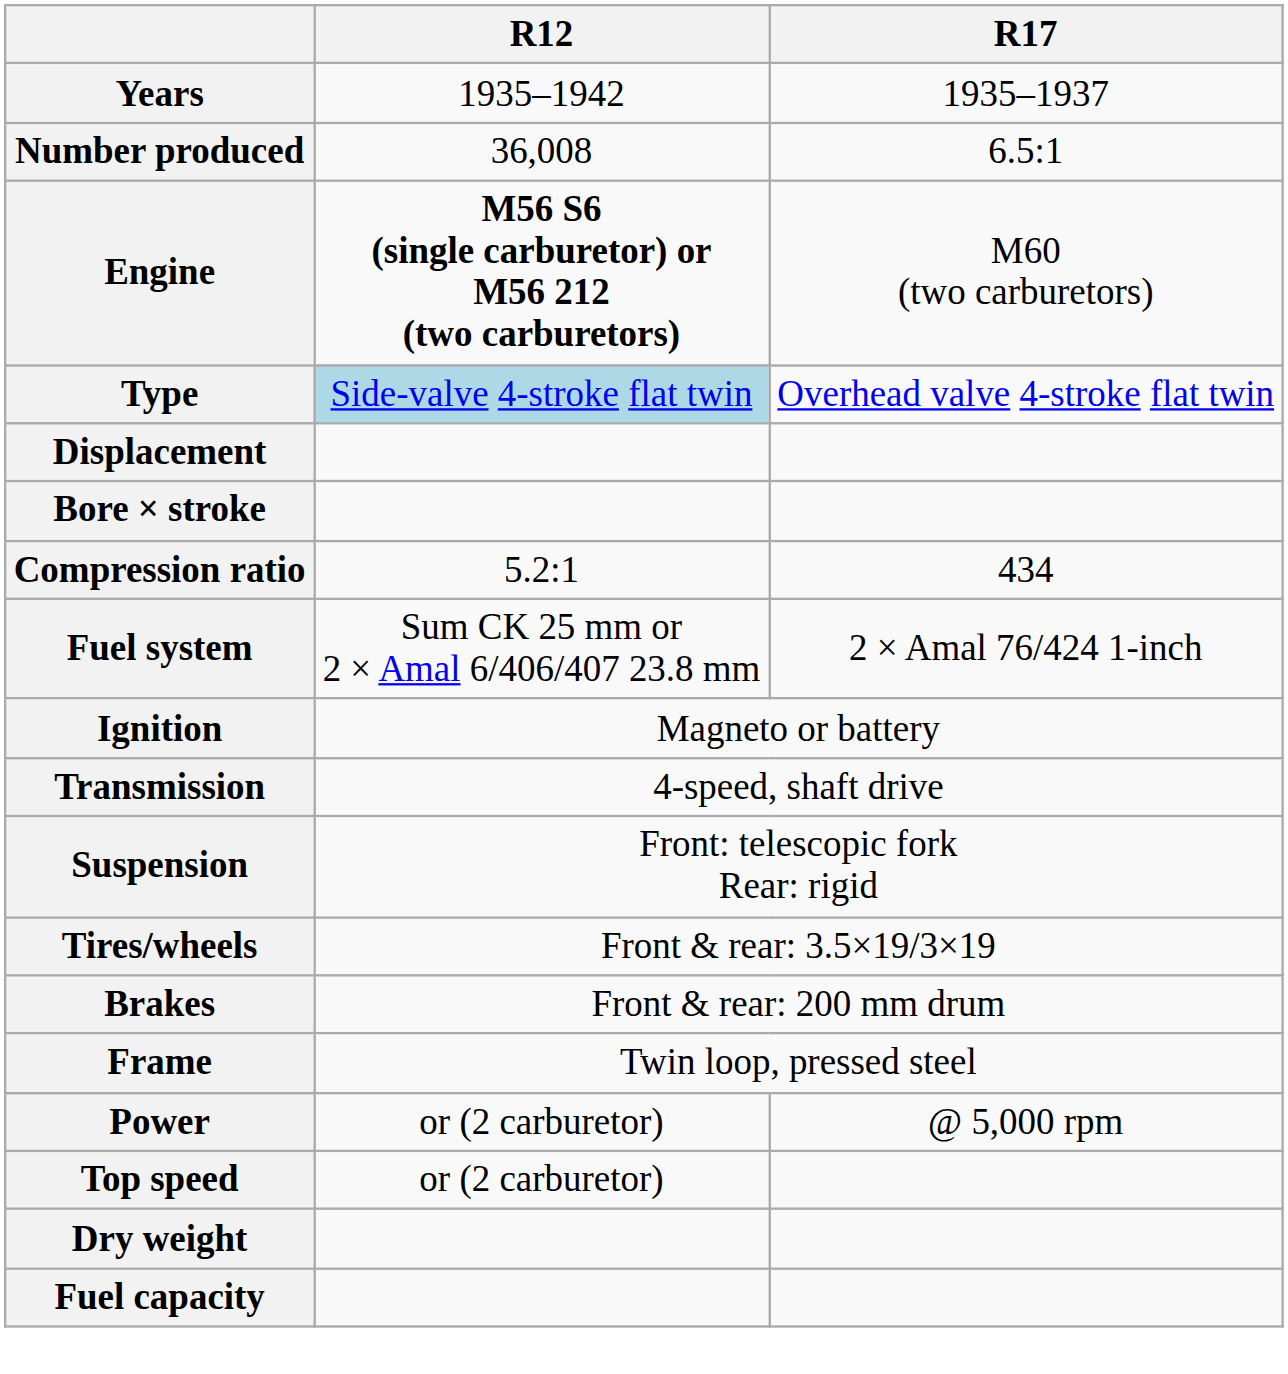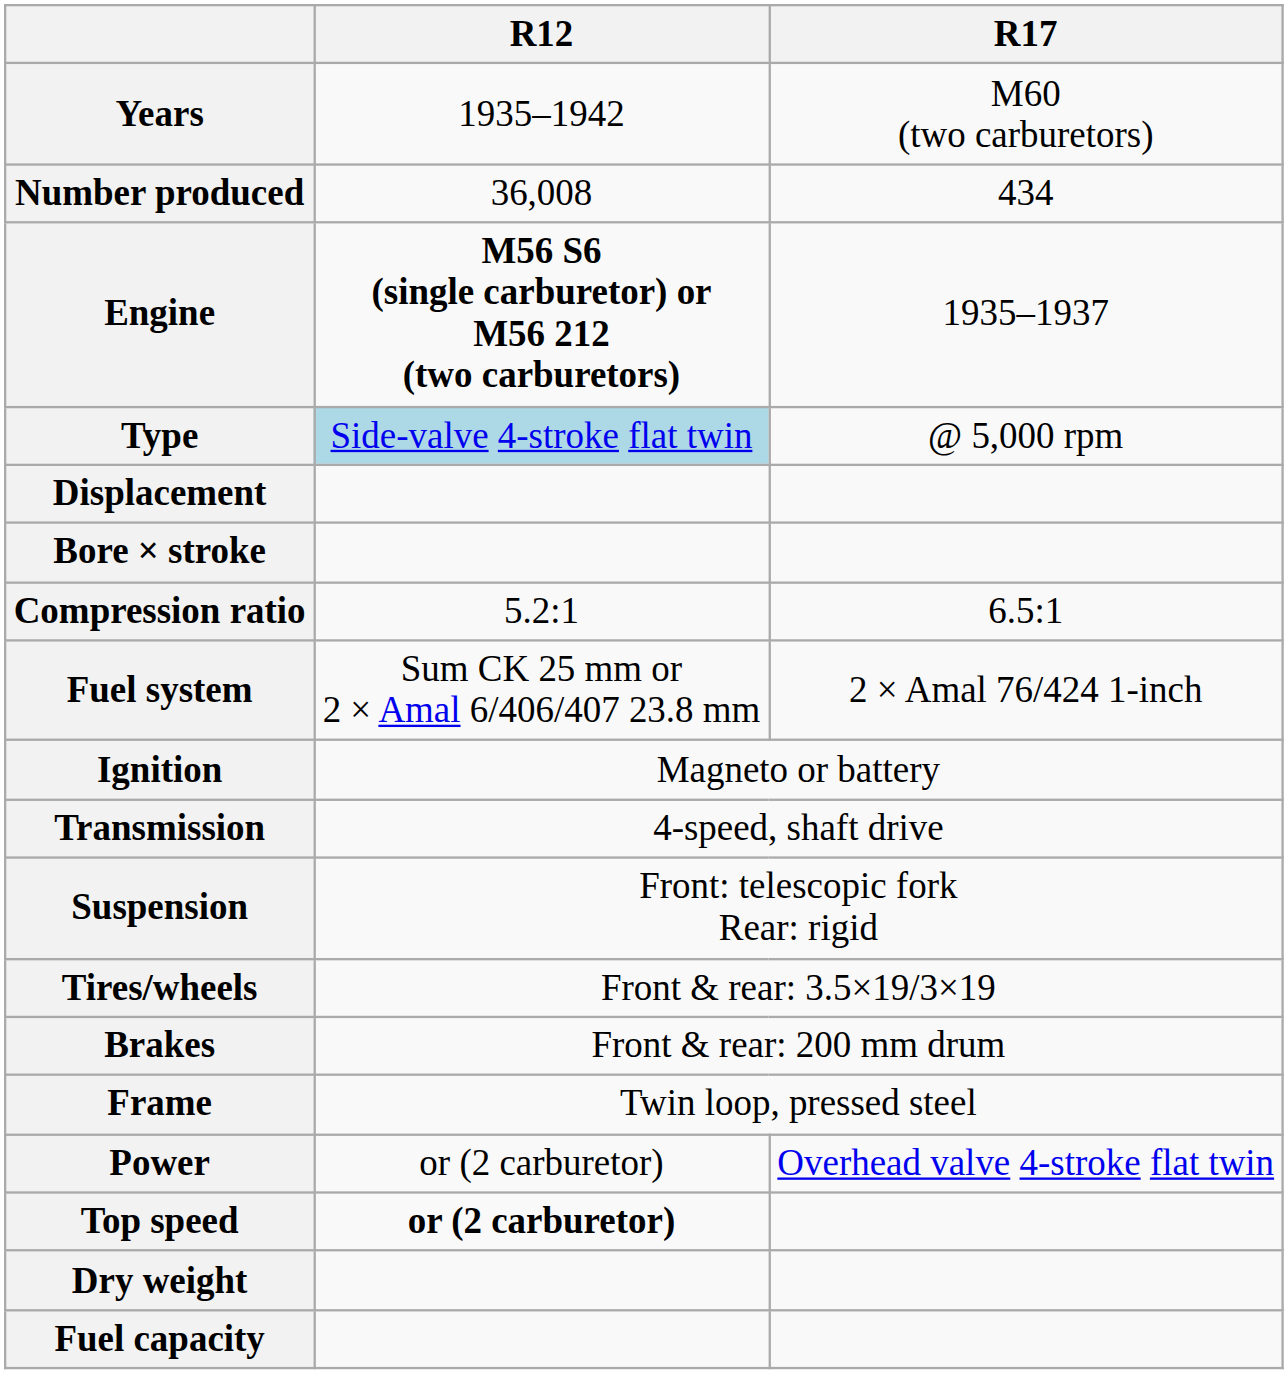(1026, 92) 1935–1937 -> (1026, 113) M60 (two carburetors)
(1026, 151) 6.5:1 -> (1026, 192) 434
(1026, 272) M60 (two carburetors) -> (1026, 313) 1935–1937
(1026, 393) Overhead valve 4-stroke flat twin -> (1026, 434) @ 5,000 rpm
(1026, 568) 434 -> (1026, 610) 6.5:1
(1026, 1120) @ 5,000 rpm -> (1026, 1162) Overhead valve 4-stroke flat twin
(541, 1179) normal -> (541, 1221) bold
